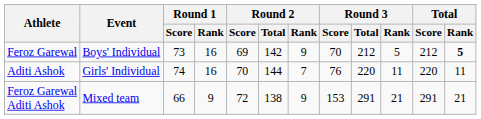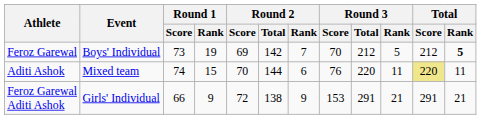(211, 52) 16 -> (211, 52) 19
(304, 52) 9 -> (304, 52) 7
(121, 72) Girls' Individual -> (111, 72) Mixed team
(211, 72) 16 -> (211, 72) 15
(304, 72) 7 -> (304, 72) 6
(429, 72) no background -> (429, 72) khaki background
(111, 98) Mixed team -> (121, 98) Girls' Individual
